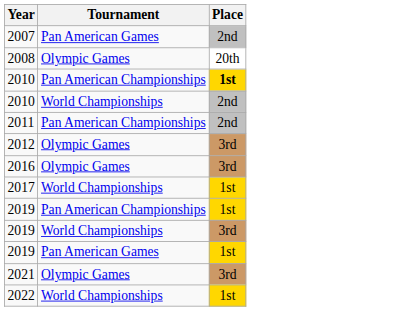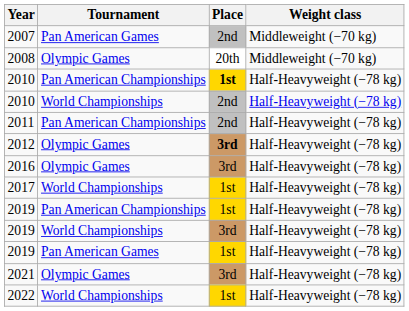+ column: (325, 15)
(227, 144) normal -> (227, 144) bold
